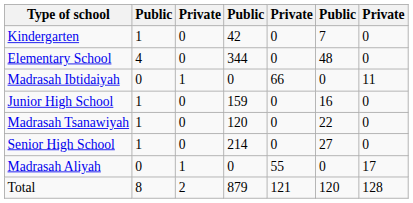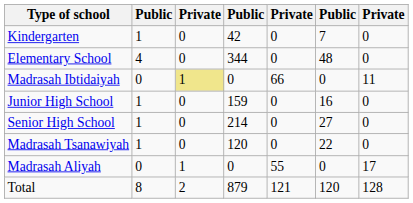(182, 79) no background -> (182, 79) khaki background
rows swapped: (68, 123) <-> (61, 144)
